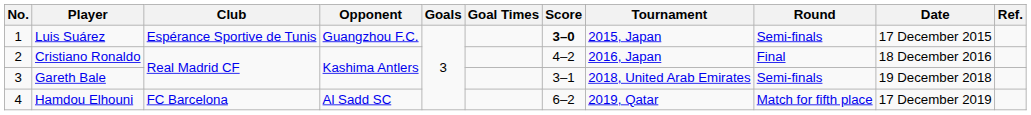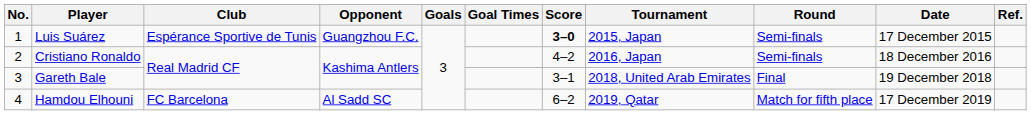(771, 57) Final -> (790, 57) Semi-finals
(790, 78) Semi-finals -> (771, 78) Final
